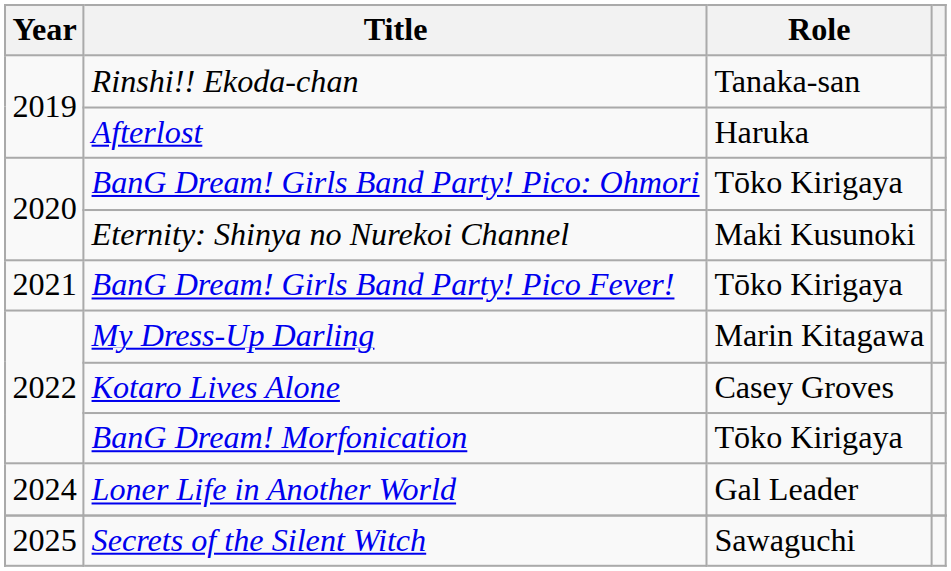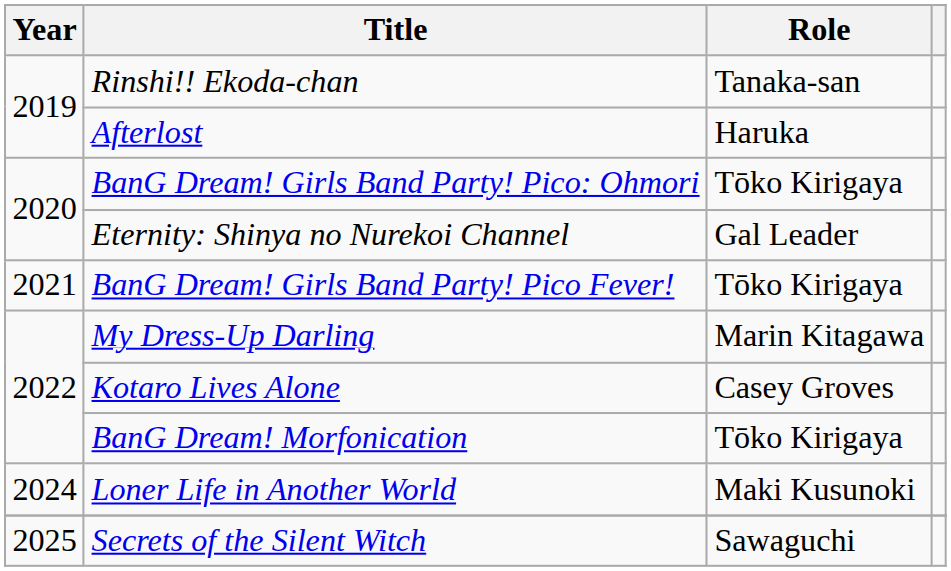(815, 234) Maki Kusunoki -> (786, 234) Gal Leader
(786, 489) Gal Leader -> (815, 489) Maki Kusunoki
